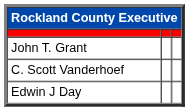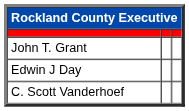rows swapped: (68, 70) <-> (46, 92)
